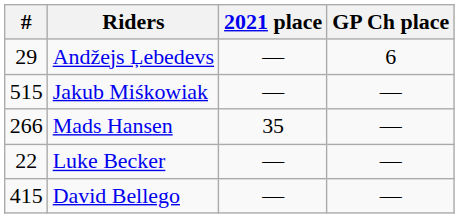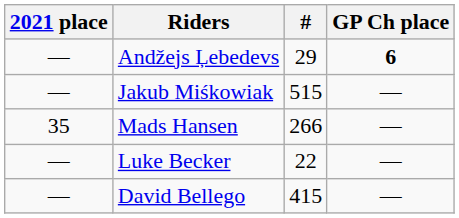columns swapped: (26, 21) <-> (273, 21)
(391, 56) normal -> (391, 56) bold
